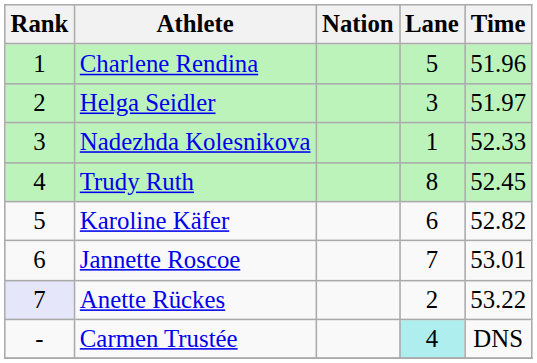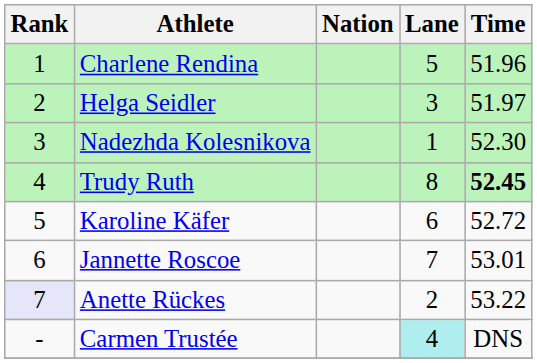(498, 142) 52.33 -> (498, 142) 52.30
(498, 181) normal -> (498, 181) bold
(498, 220) 52.82 -> (498, 220) 52.72
